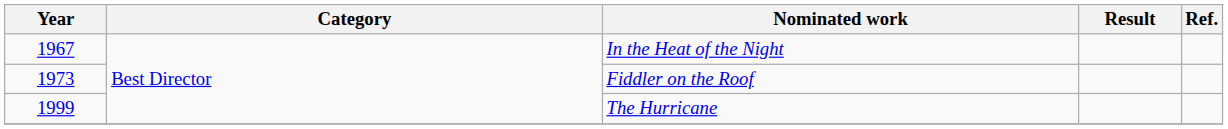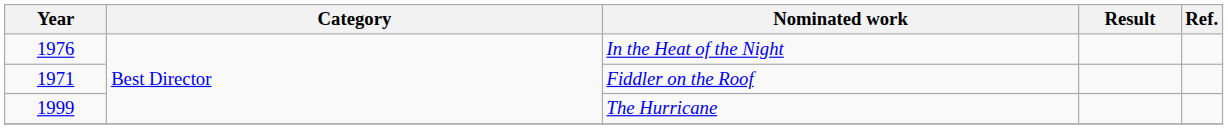(56, 49) 1967 -> (56, 49) 1976
(56, 78) 1973 -> (56, 78) 1971
